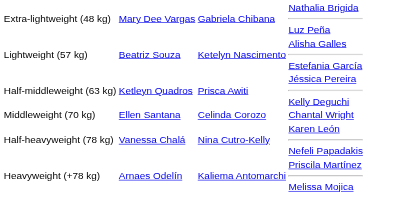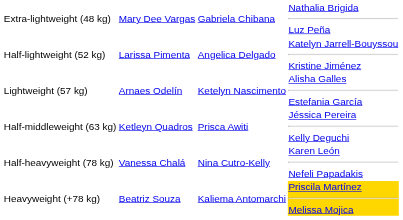+ row: (55, 54)
(150, 54) Beatriz Souza -> (151, 90) Arnaes Odelín
- row: (50, 115)
(151, 176) Arnaes Odelín -> (150, 198) Beatriz Souza
(326, 176) no background -> (343, 198) gold background
